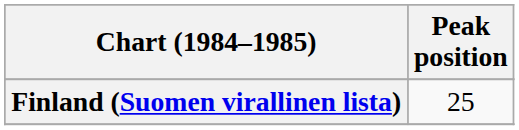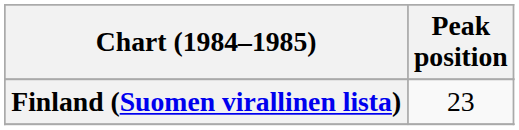(461, 101) 25 -> (461, 101) 23
